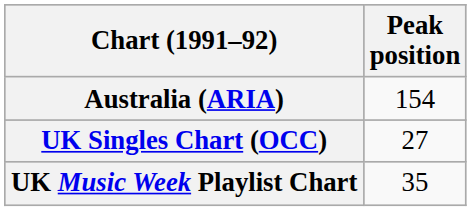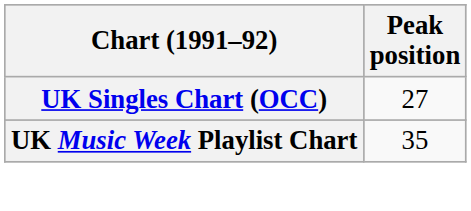- row: (184, 98)
